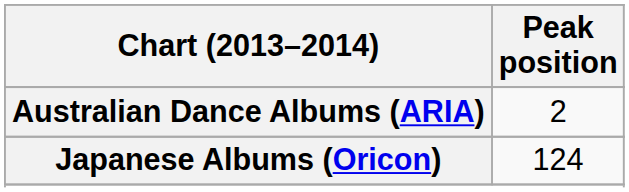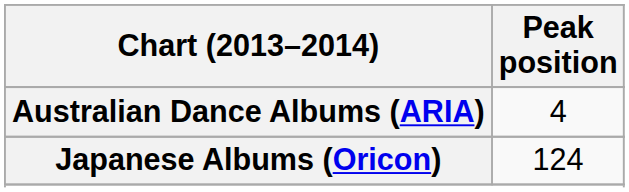(558, 111) 2 -> (558, 111) 4
